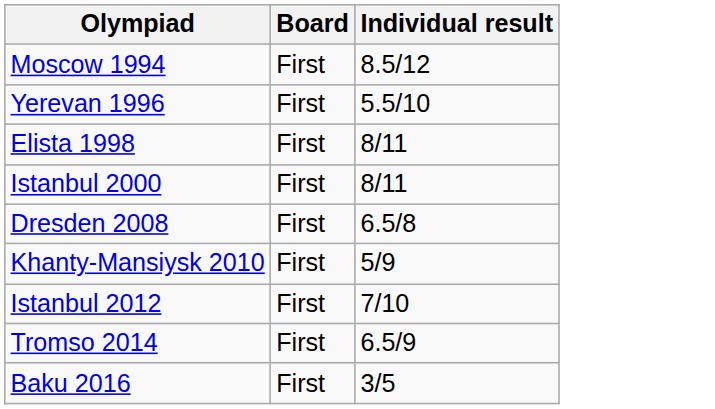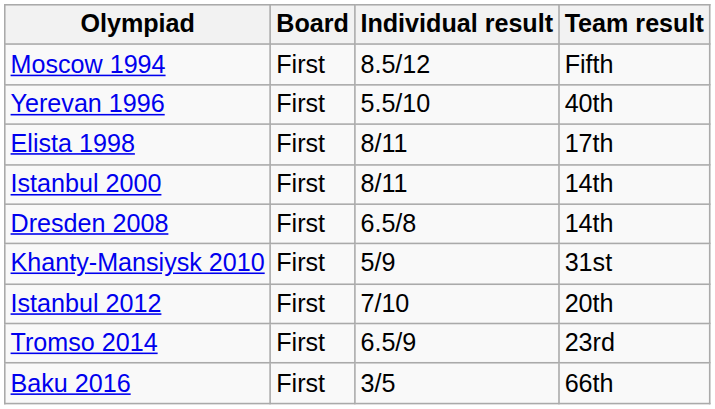+ column: (634, 24)
